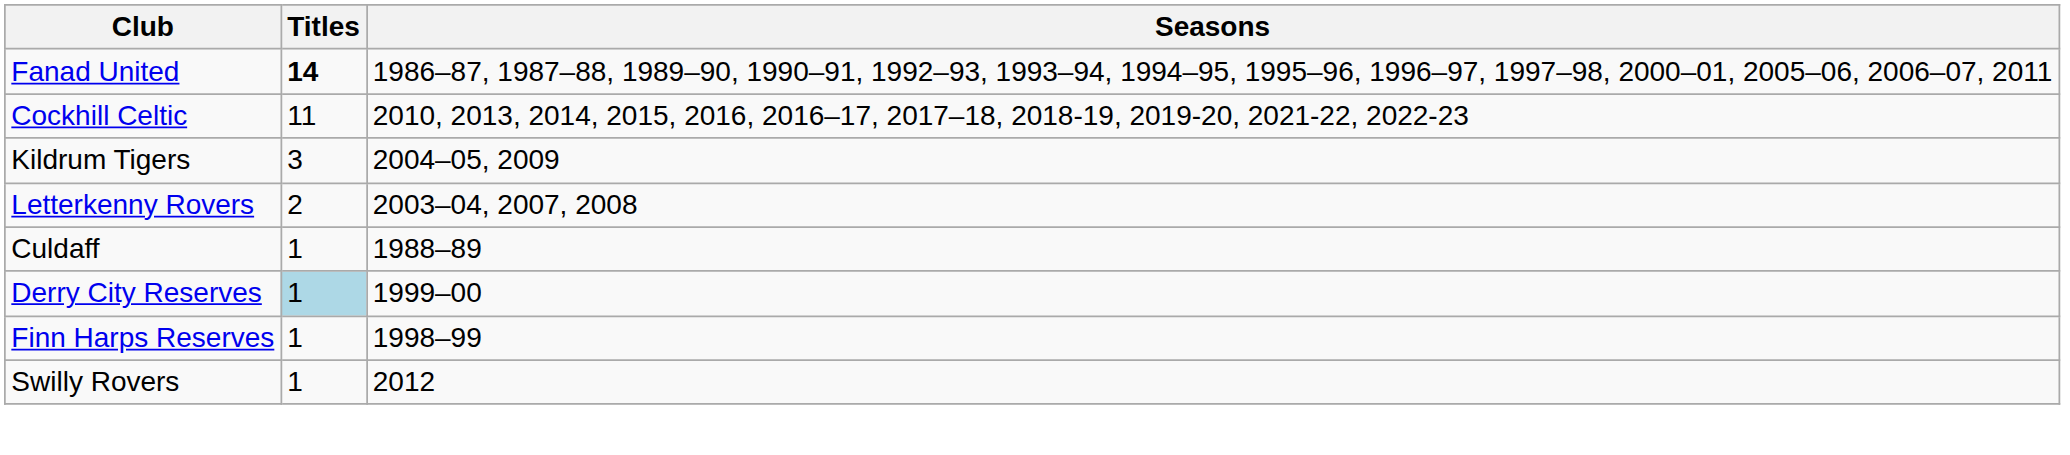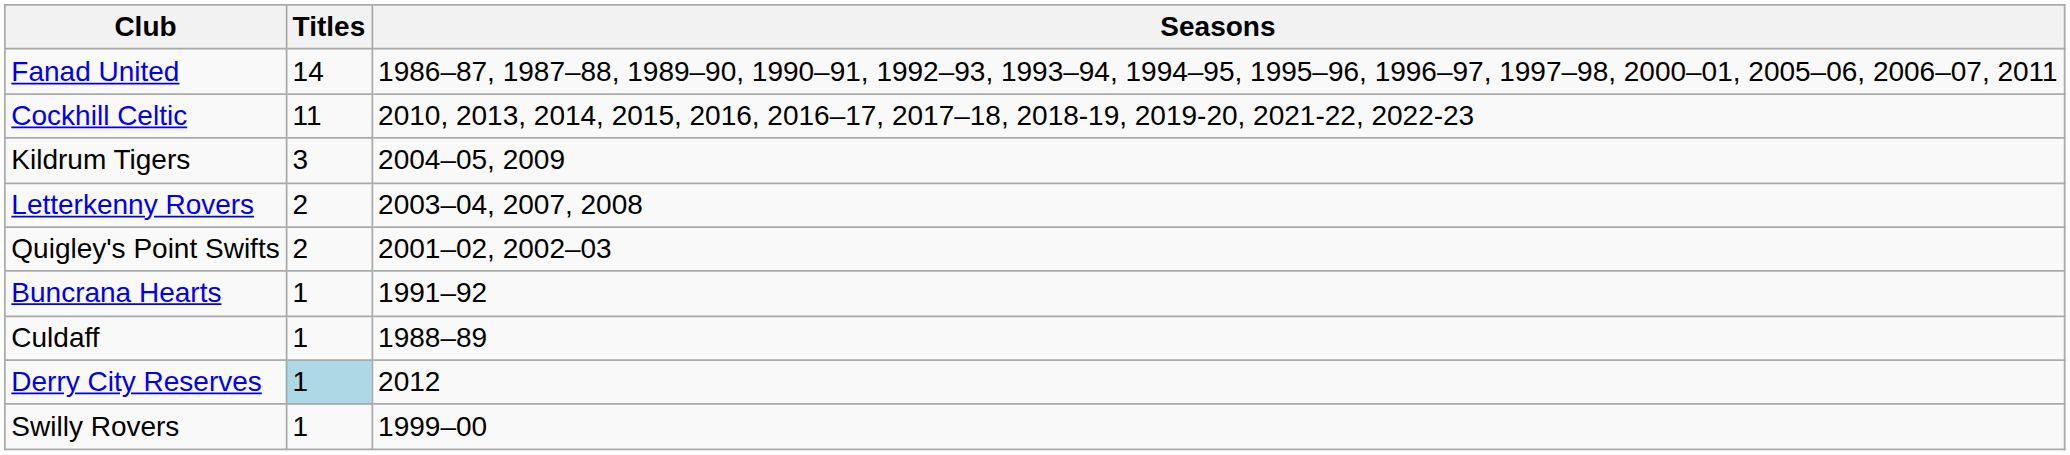(303, 71) bold -> (308, 71) normal
+ row: (146, 248)
+ row: (116, 293)
(427, 293) 1999–00 -> (409, 381) 2012
- row: (143, 337)
(404, 381) 2012 -> (433, 426) 1999–00
